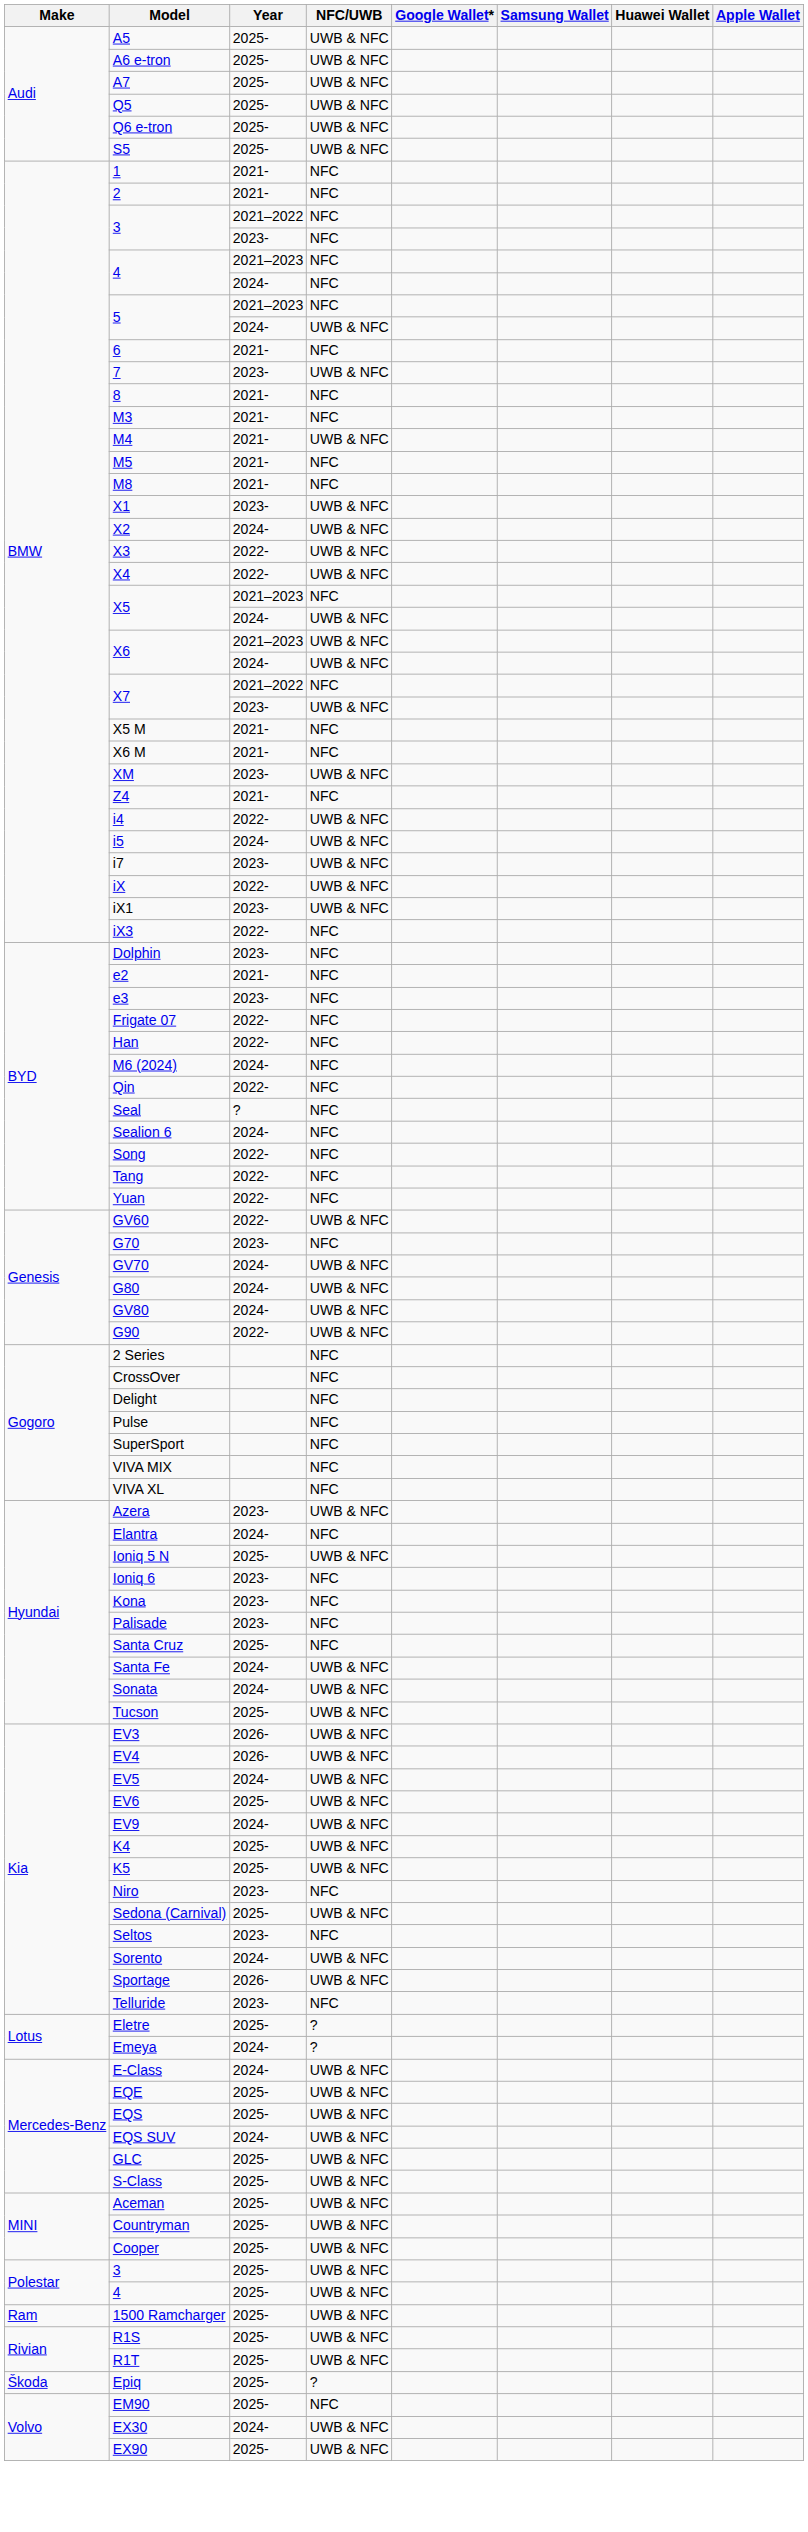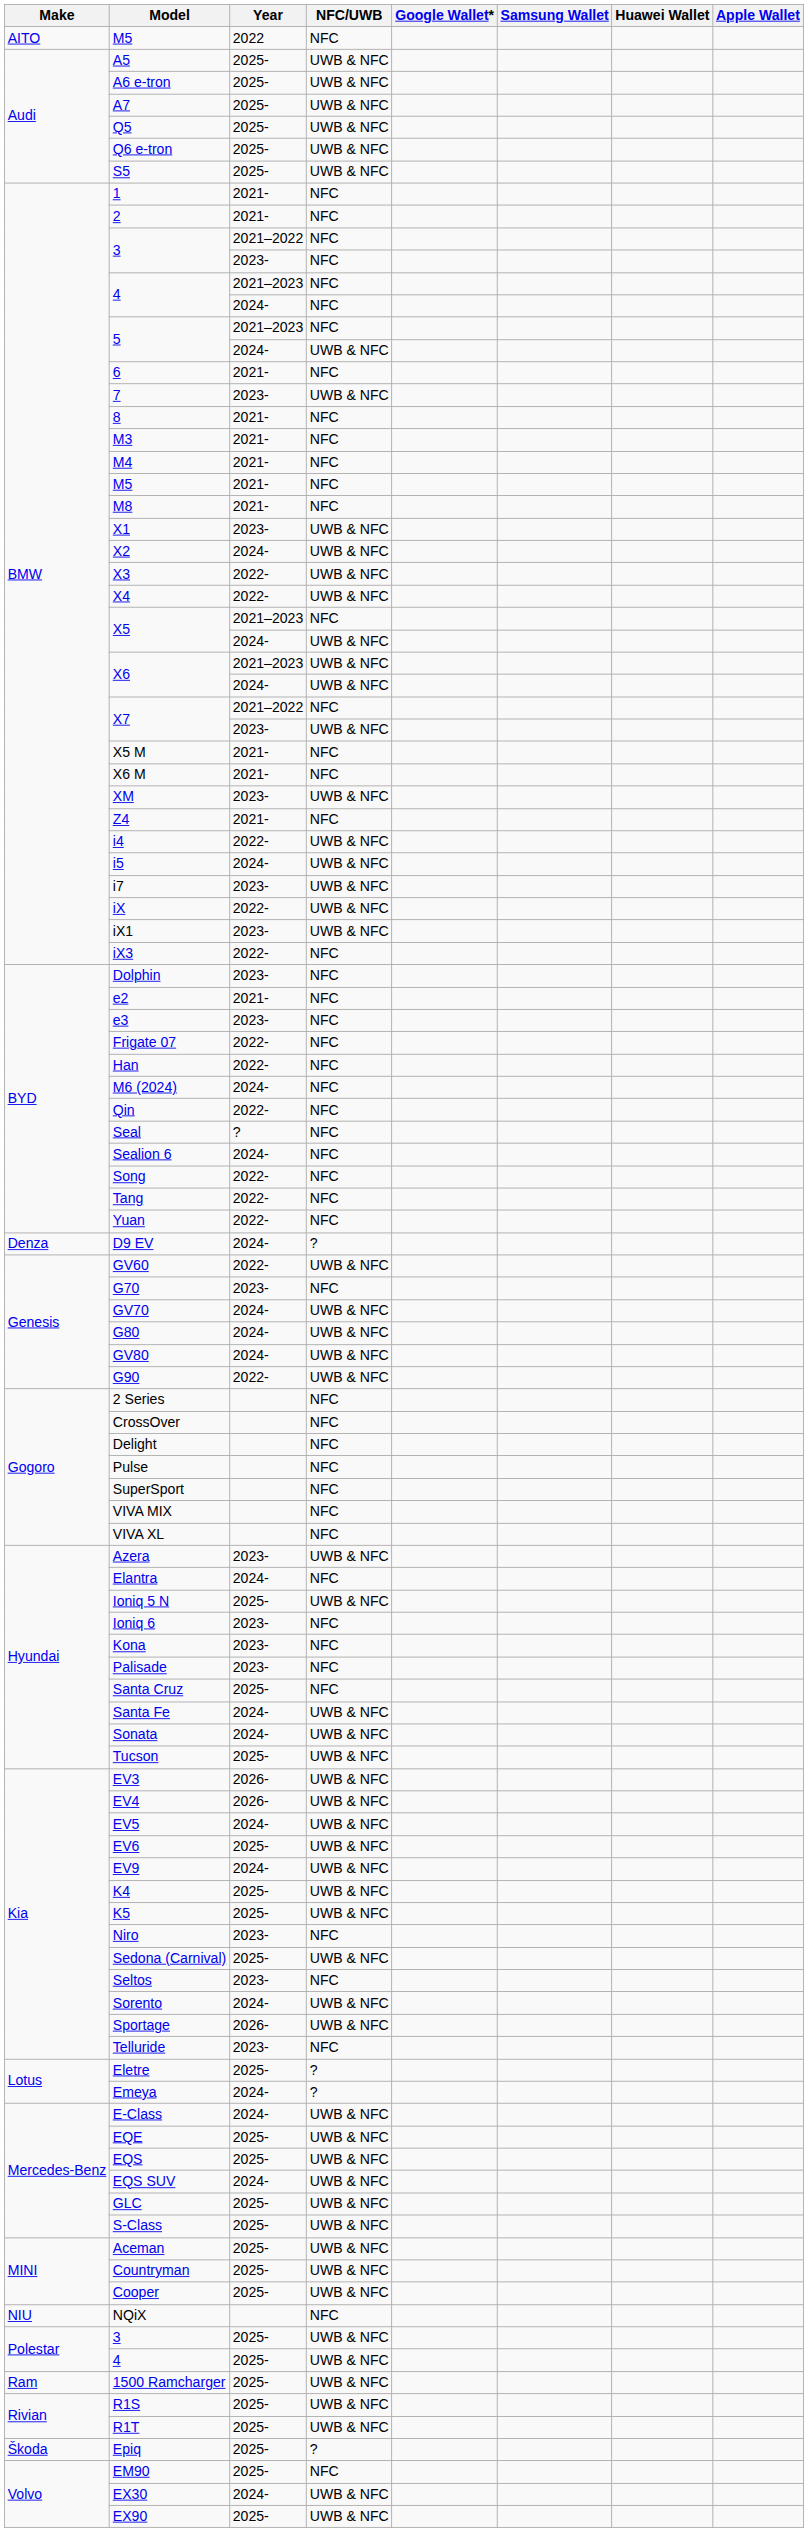+ row: (123, 37)
(349, 439) UWB & NFC -> (324, 462) NFC
+ row: (133, 1243)
+ row: (130, 2315)
